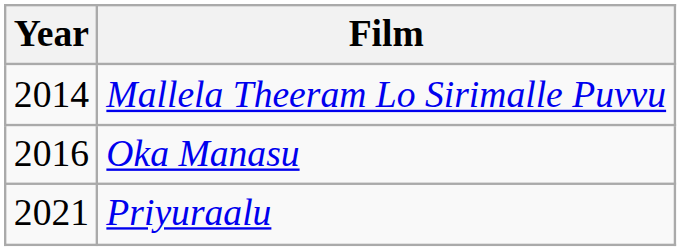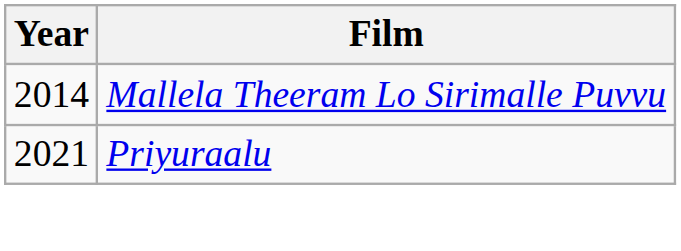- row: (203, 153)
